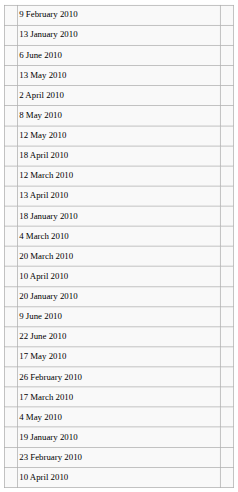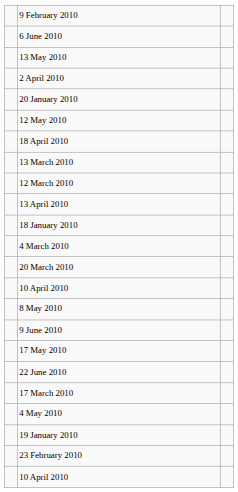- row: (11, 35)
rows swapped: (11, 297) <-> (11, 116)
+ row: (11, 162)
rows swapped: (11, 337) <-> (11, 357)
- row: (11, 377)
